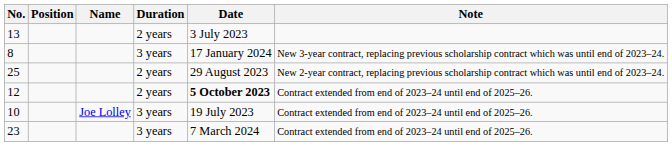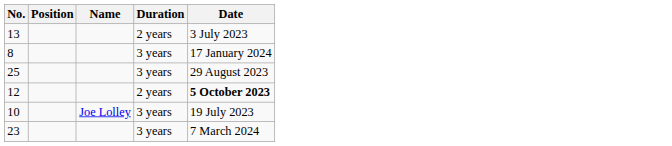- column: (471, 14)
(154, 72) 2 years -> (154, 72) 3 years
